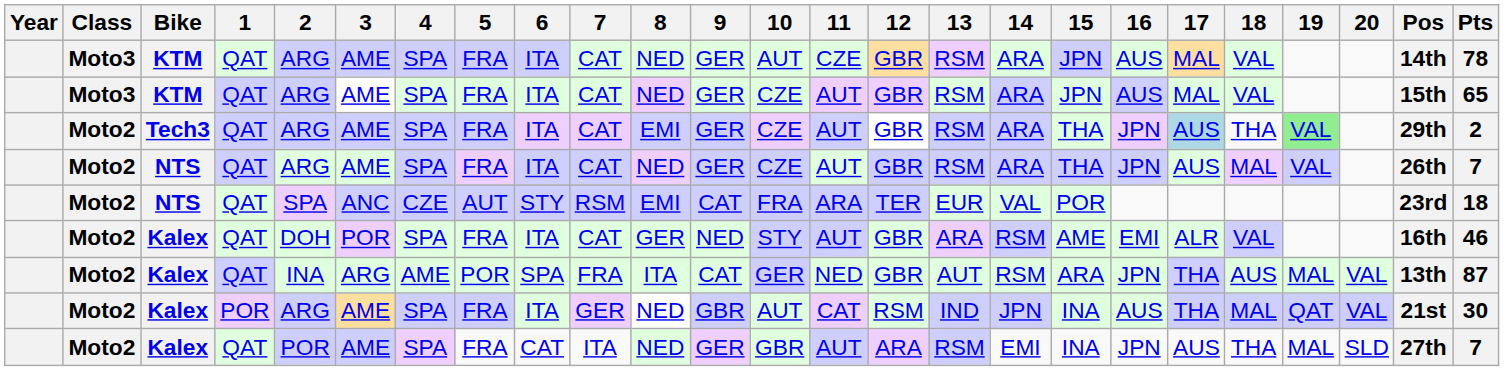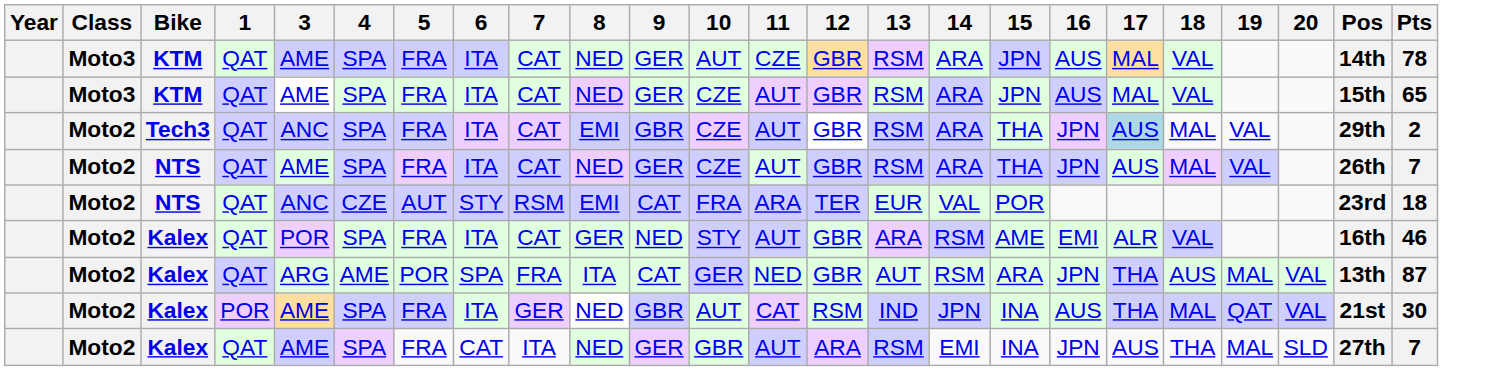- column: (305, 22)
(366, 130) AME -> (305, 130) ANC
(720, 130) GER -> (659, 130) GBR
(1254, 130) THA -> (1193, 130) MAL
(1311, 130) lightgreen background -> (1250, 130) no background
